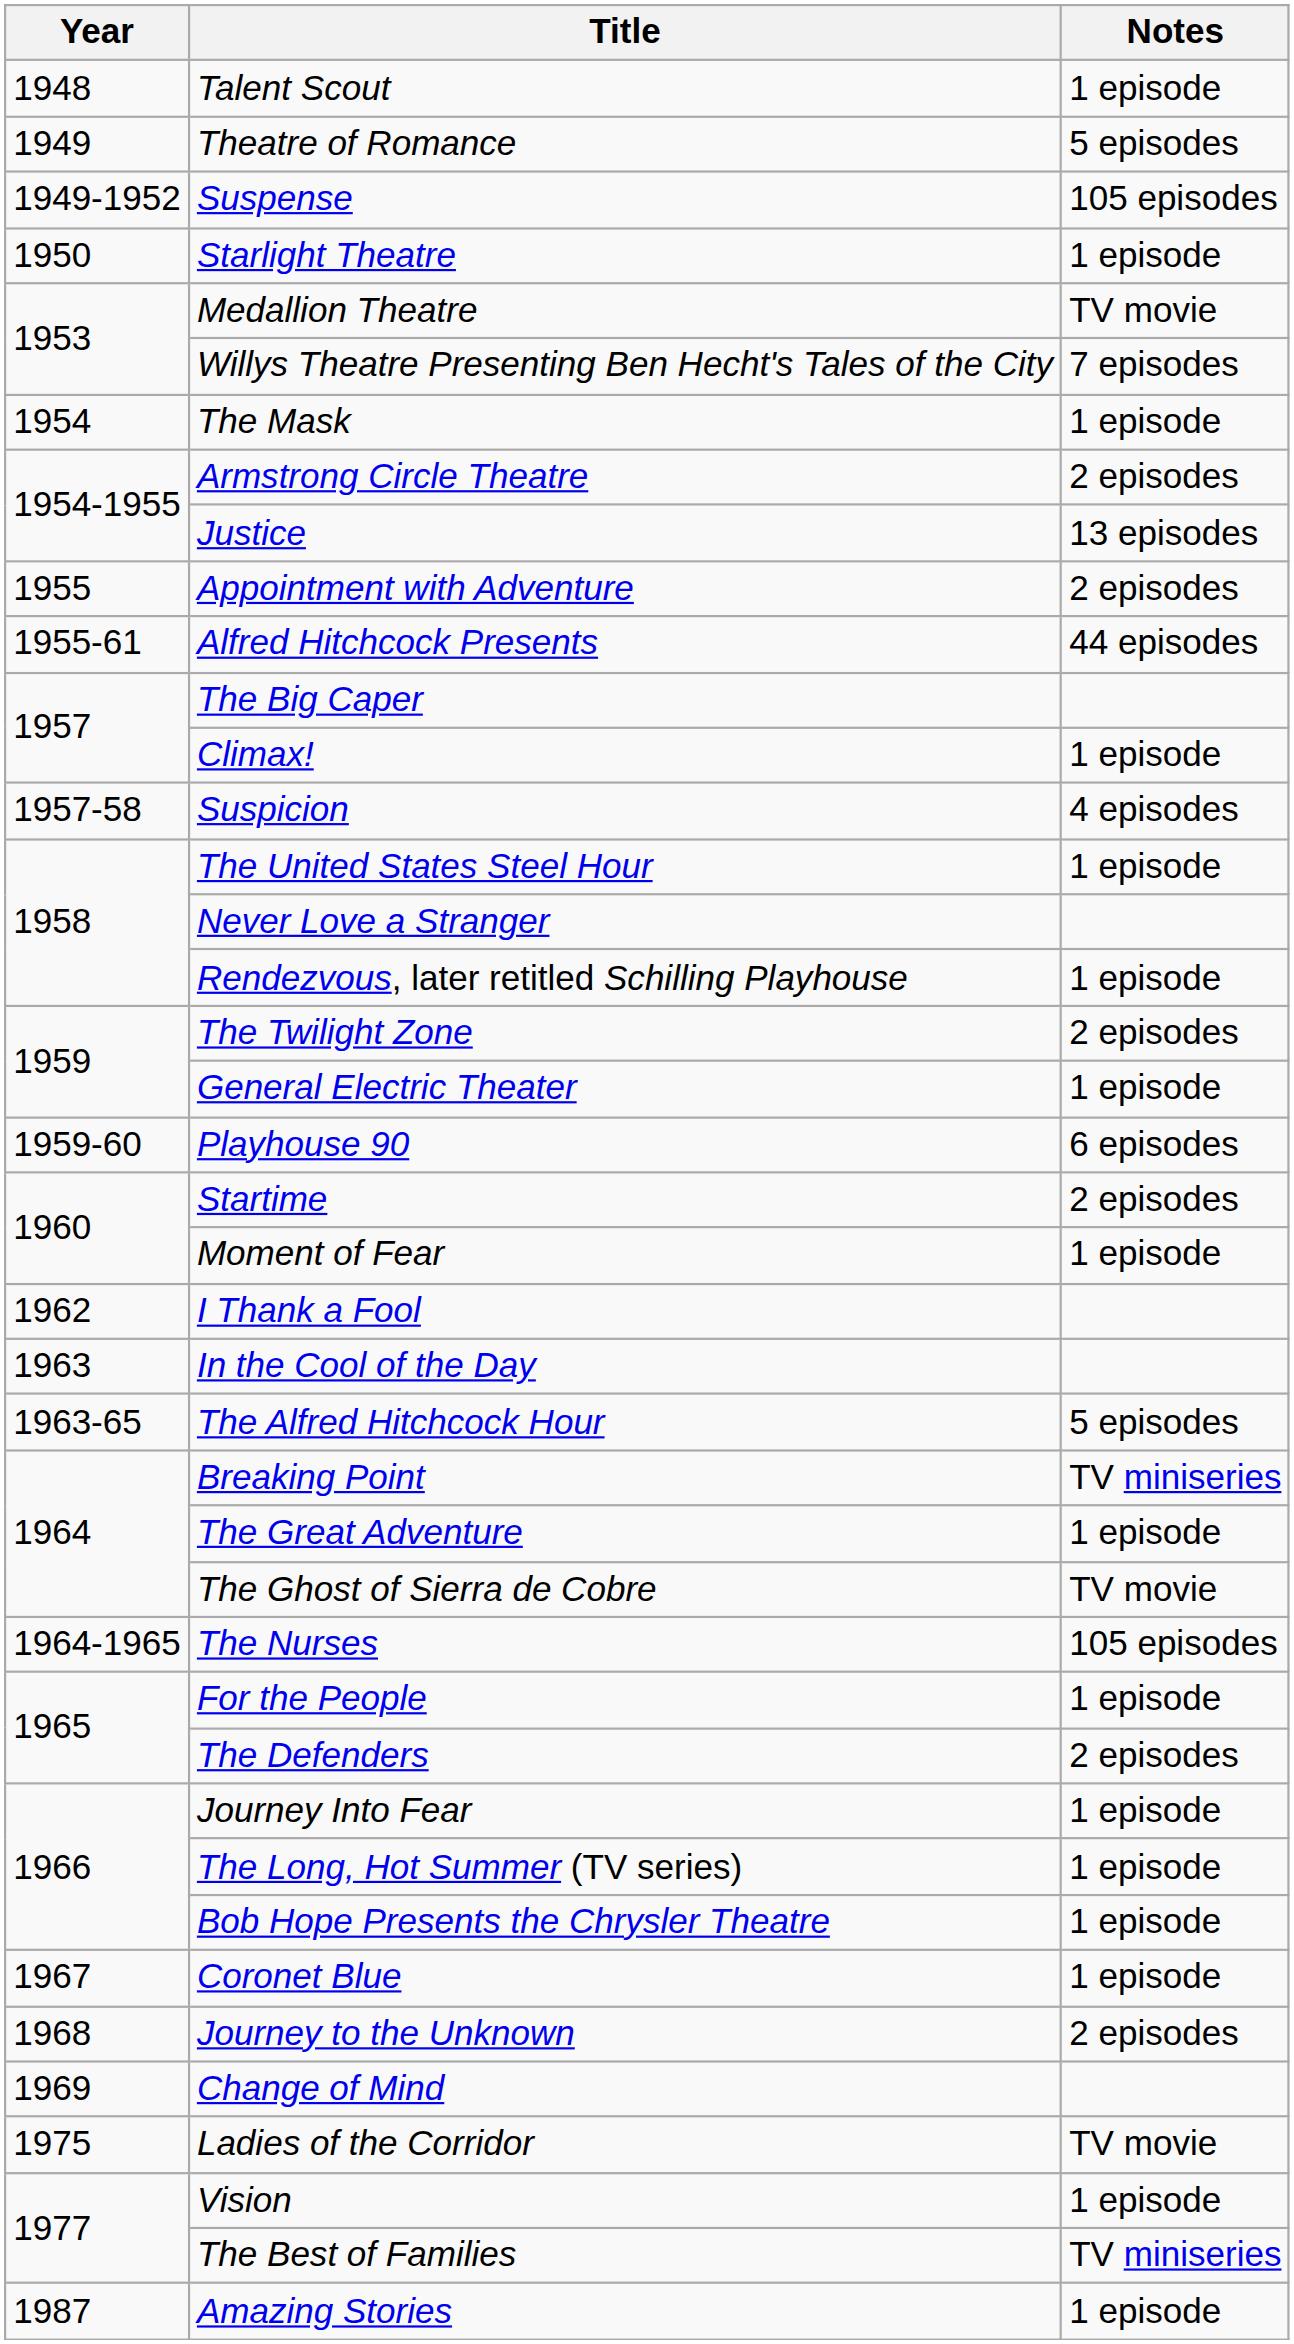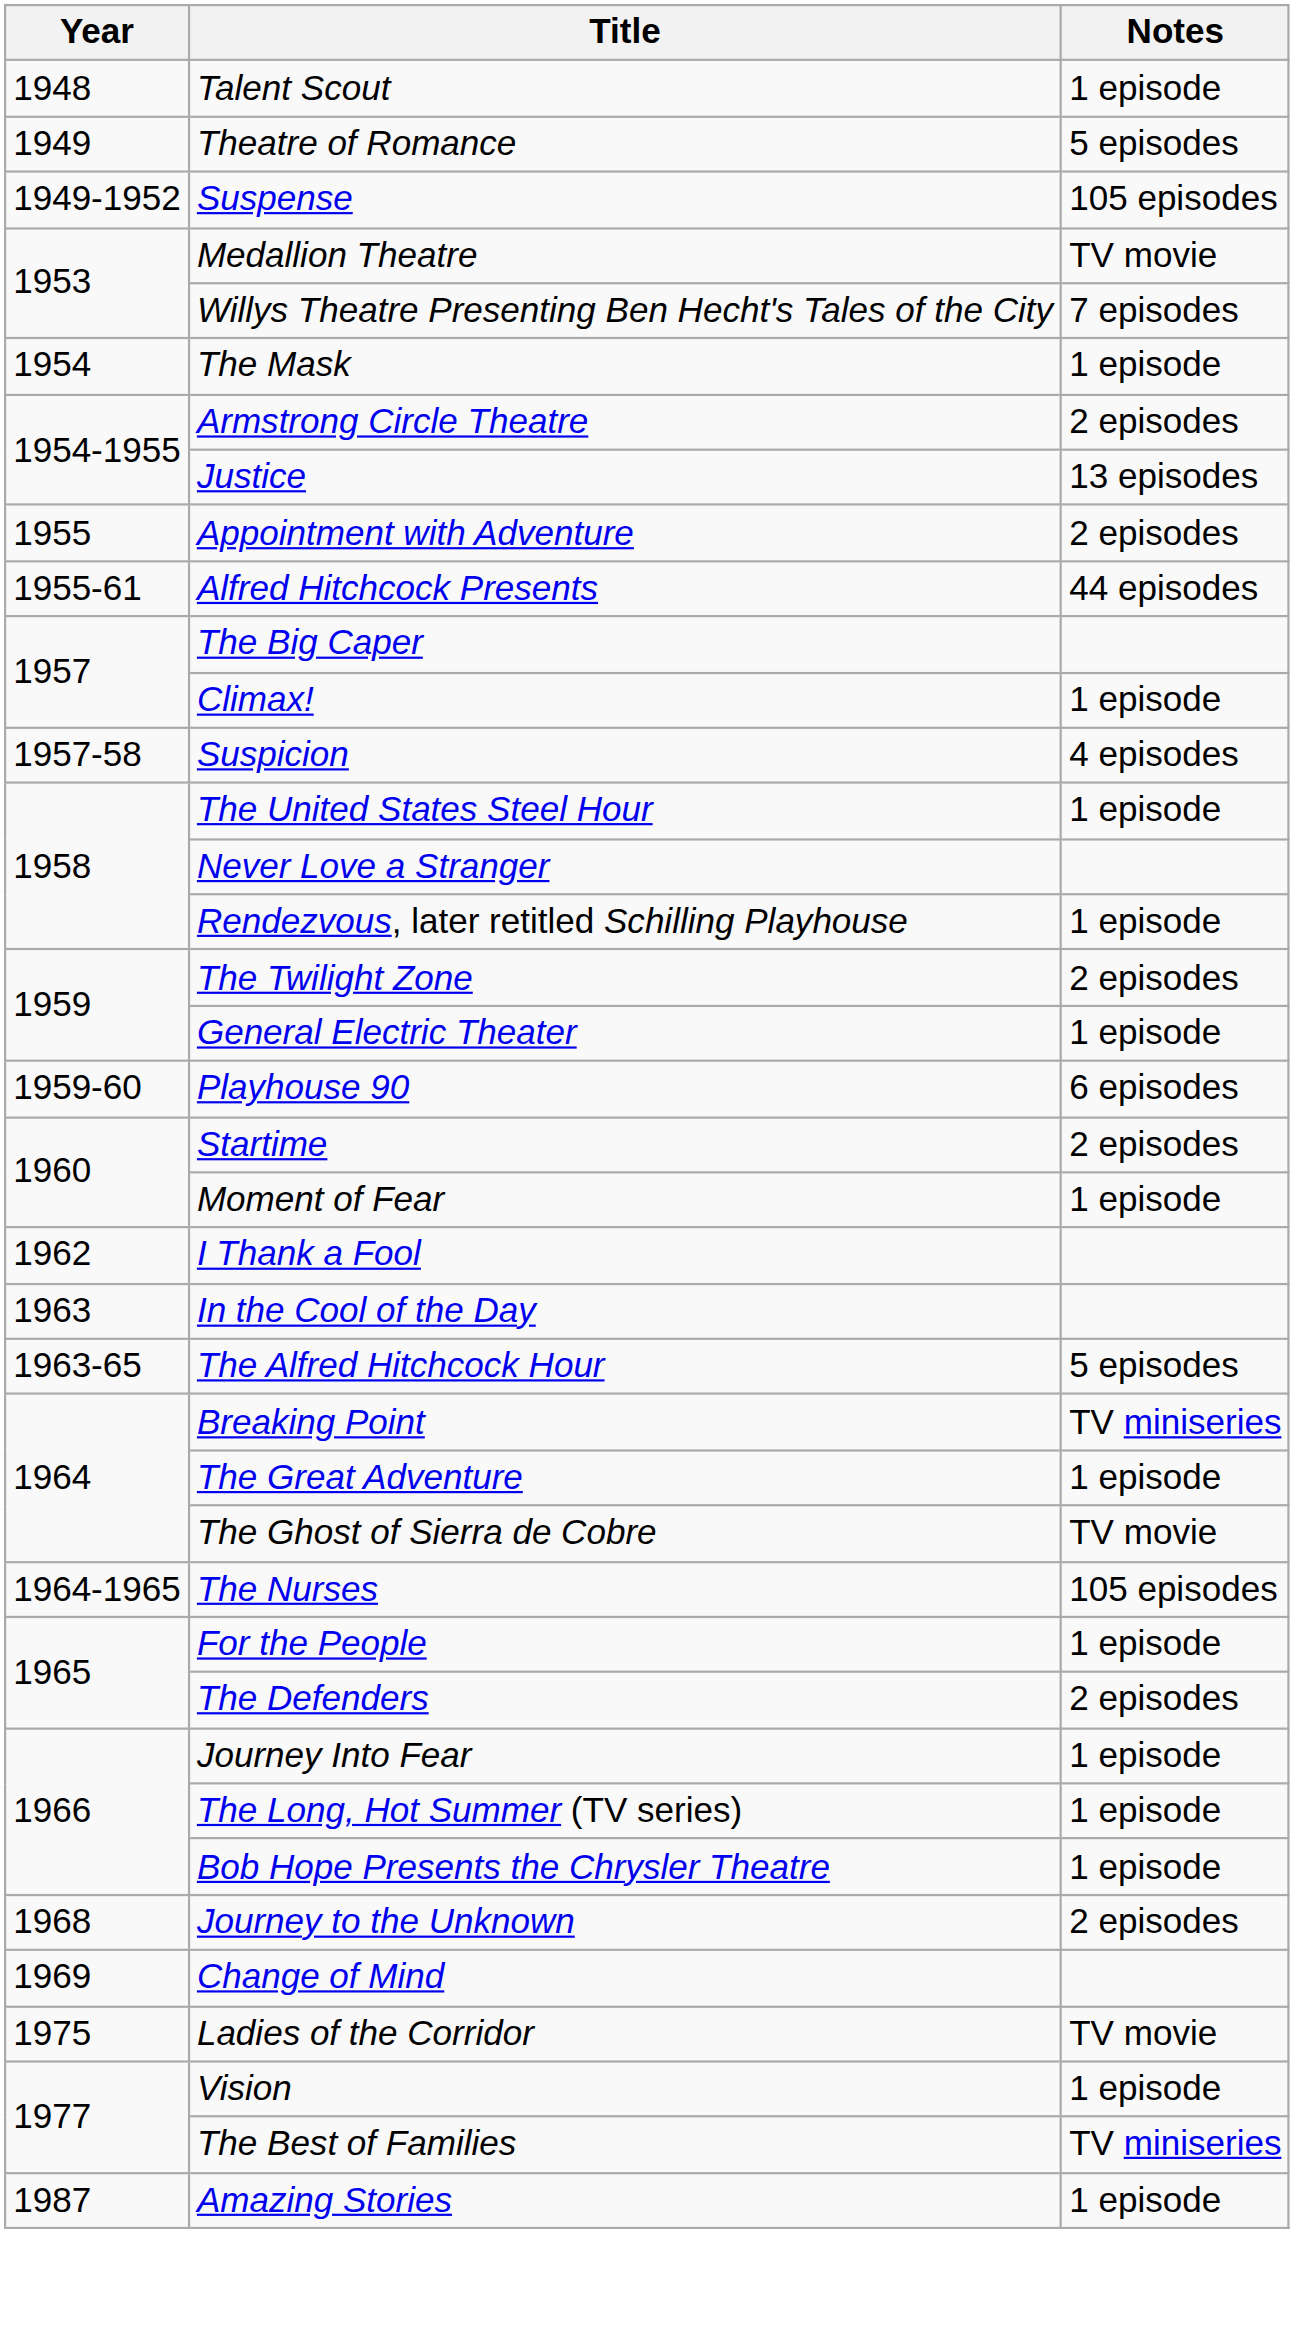- row: (326, 254)
- row: (299, 1977)
